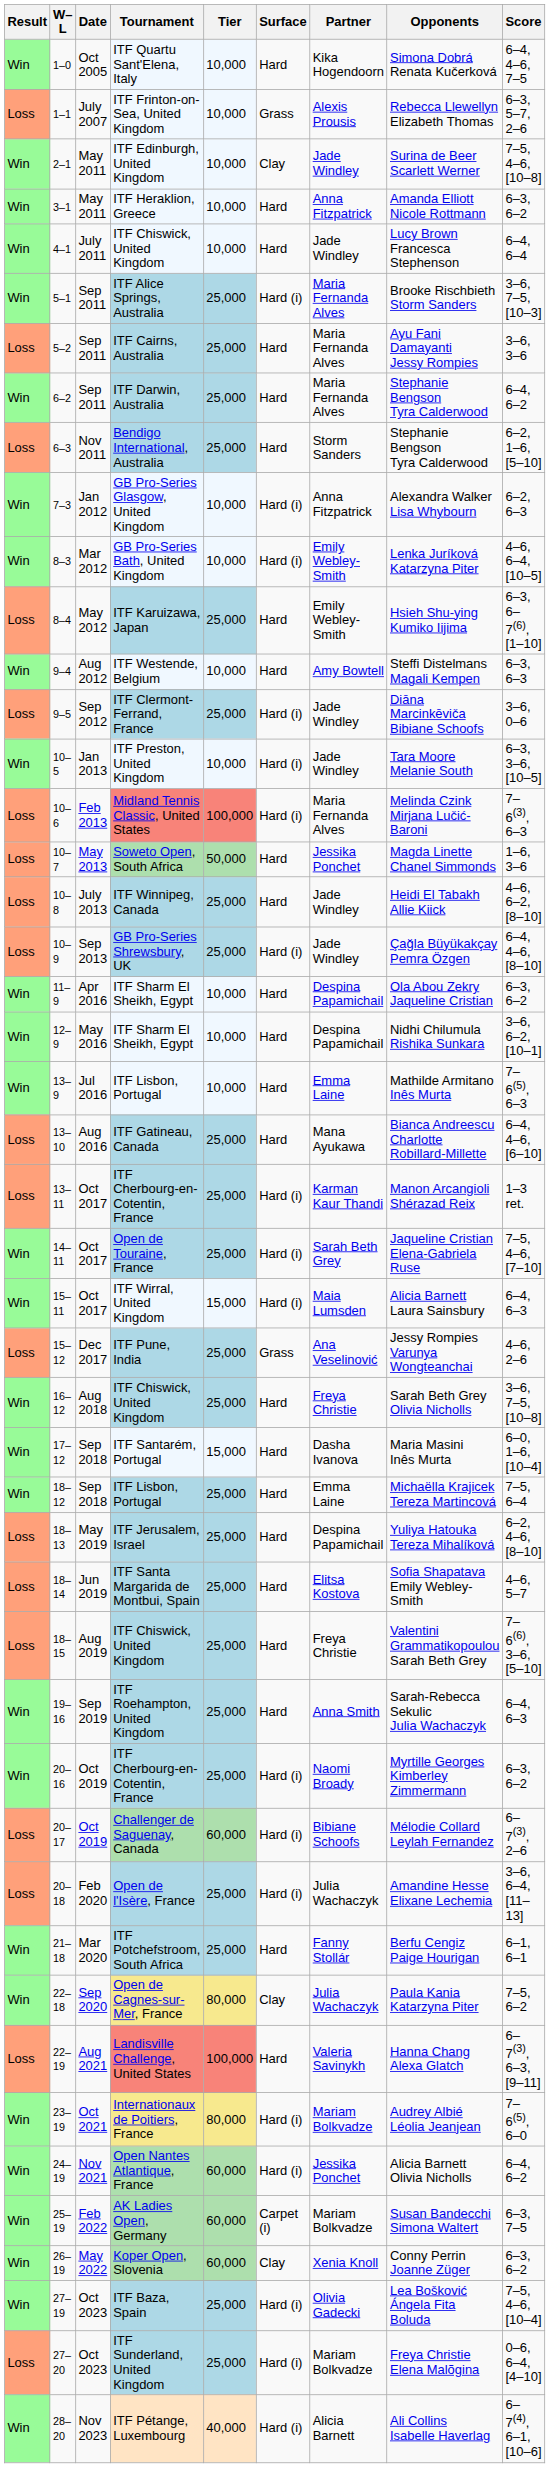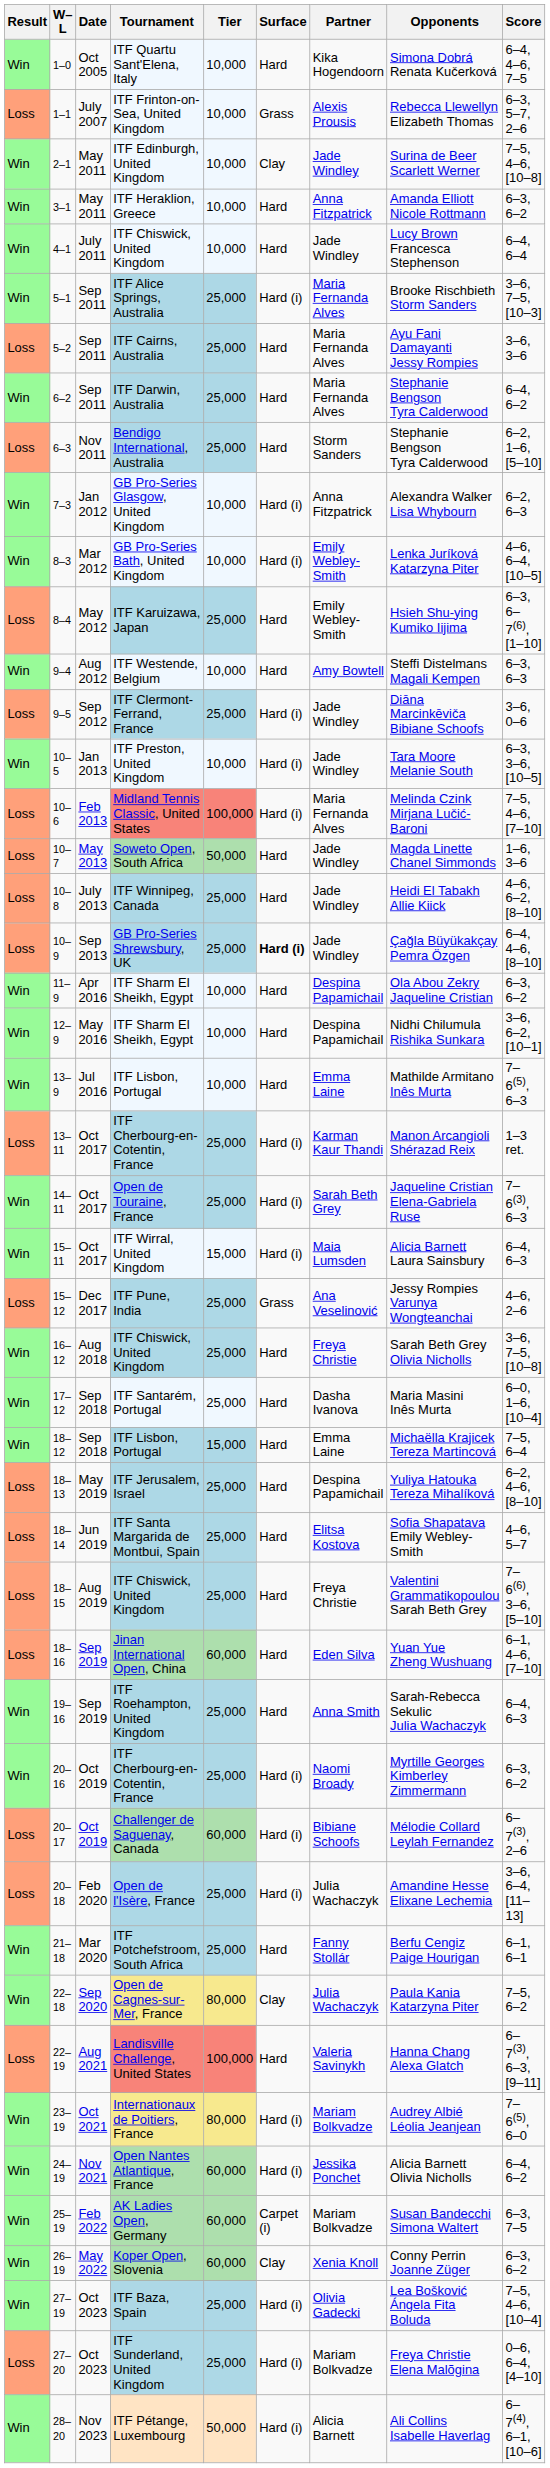(517, 815) 7–6(3), 6–3 -> (523, 813) 7–5, 4–6, [7–10]
(336, 859) Jessika Ponchet -> (336, 856) Jade Windley
(281, 951) normal -> (282, 948) bold
- row: (62, 1140)
(523, 1253) 7–5, 4–6, [7–10] -> (517, 1202) 7–6(3), 6–3
(226, 1452) 15,000 -> (226, 1402) 25,000
(226, 1494) 25,000 -> (226, 1445) 15,000
+ row: (62, 1655)
(226, 2428) 40,000 -> (226, 2428) 50,000
